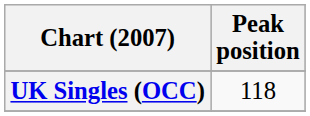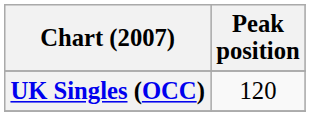(258, 90) 118 -> (258, 90) 120
